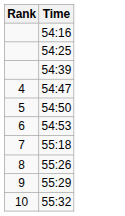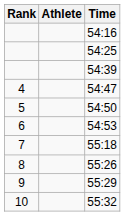+ column: (62, 14)
